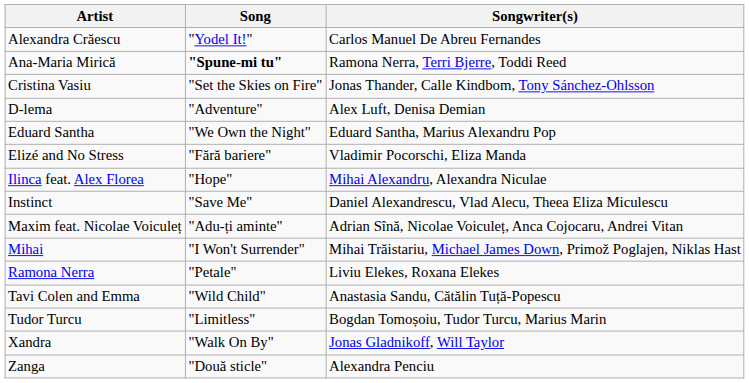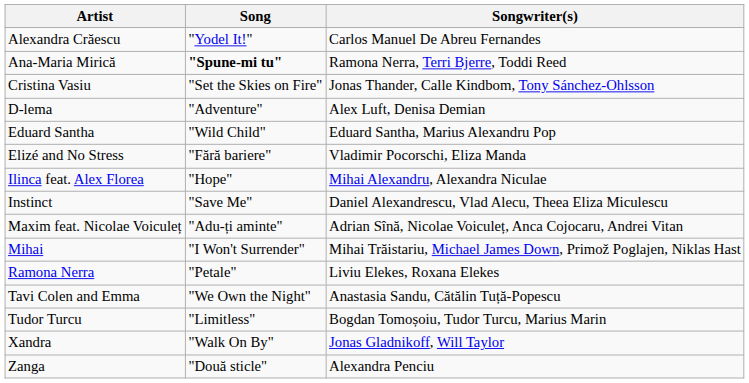(250, 132) "We Own the Night" -> (227, 132) "Wild Child"
(227, 296) "Wild Child" -> (250, 296) "We Own the Night"
